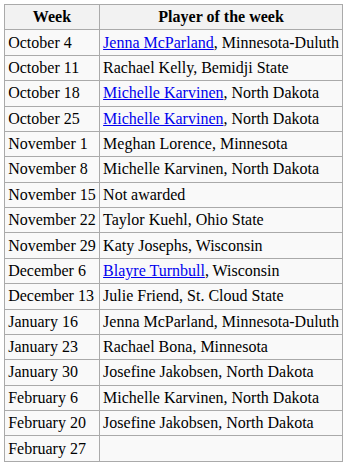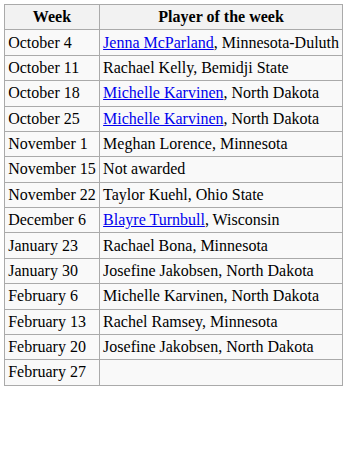- row: (48, 169)
- row: (52, 245)
- row: (51, 296)
- row: (43, 321)
+ row: (47, 321)
